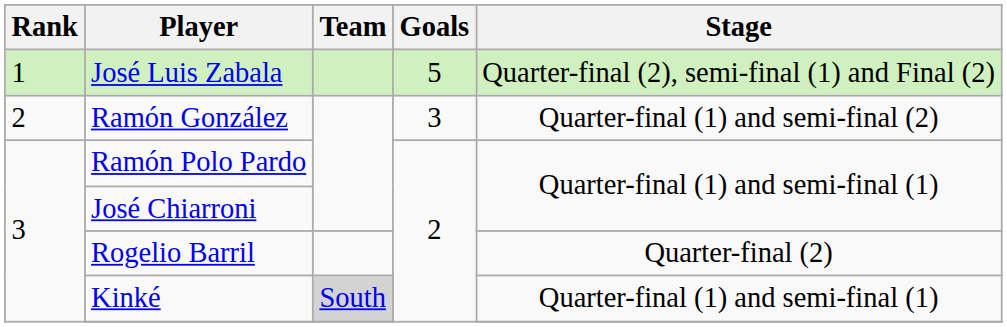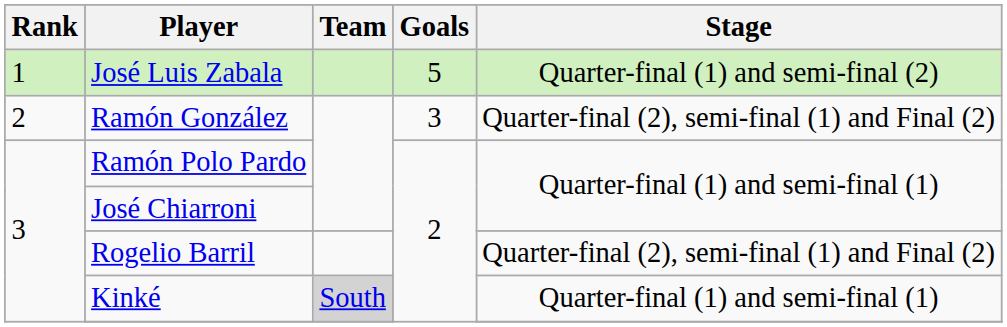(739, 72) Quarter-final (2), semi-final (1) and Final (2) -> (739, 72) Quarter-final (1) and semi-final (2)
(739, 117) Quarter-final (1) and semi-final (2) -> (739, 117) Quarter-final (2), semi-final (1) and Final (2)
(739, 252) Quarter-final (2) -> (739, 252) Quarter-final (2), semi-final (1) and Final (2)
